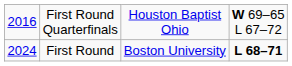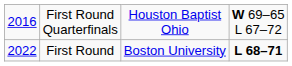(22, 50) 2024 -> (22, 50) 2022
